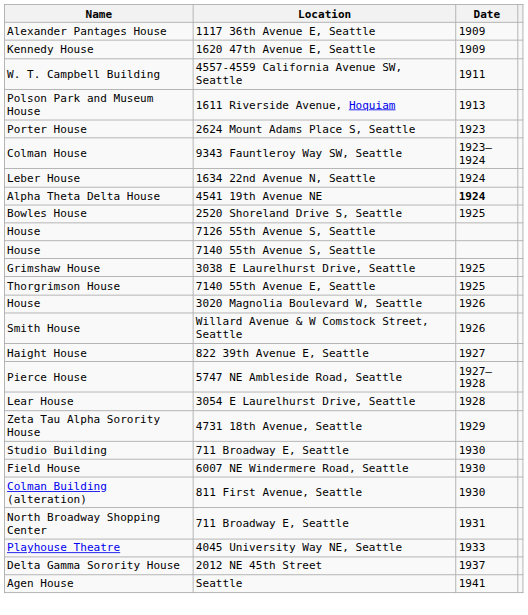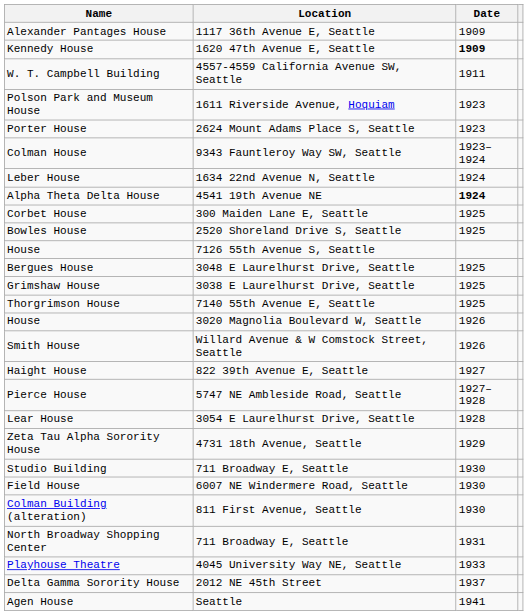(472, 49) normal -> (472, 49) bold
(472, 105) 1913 -> (472, 105) 1923
+ row: (47, 214)
- row: (24, 250)
+ row: (50, 268)
